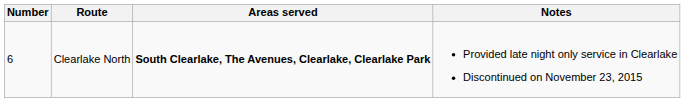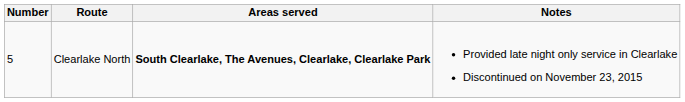(10, 59) 6 -> (10, 59) 5
